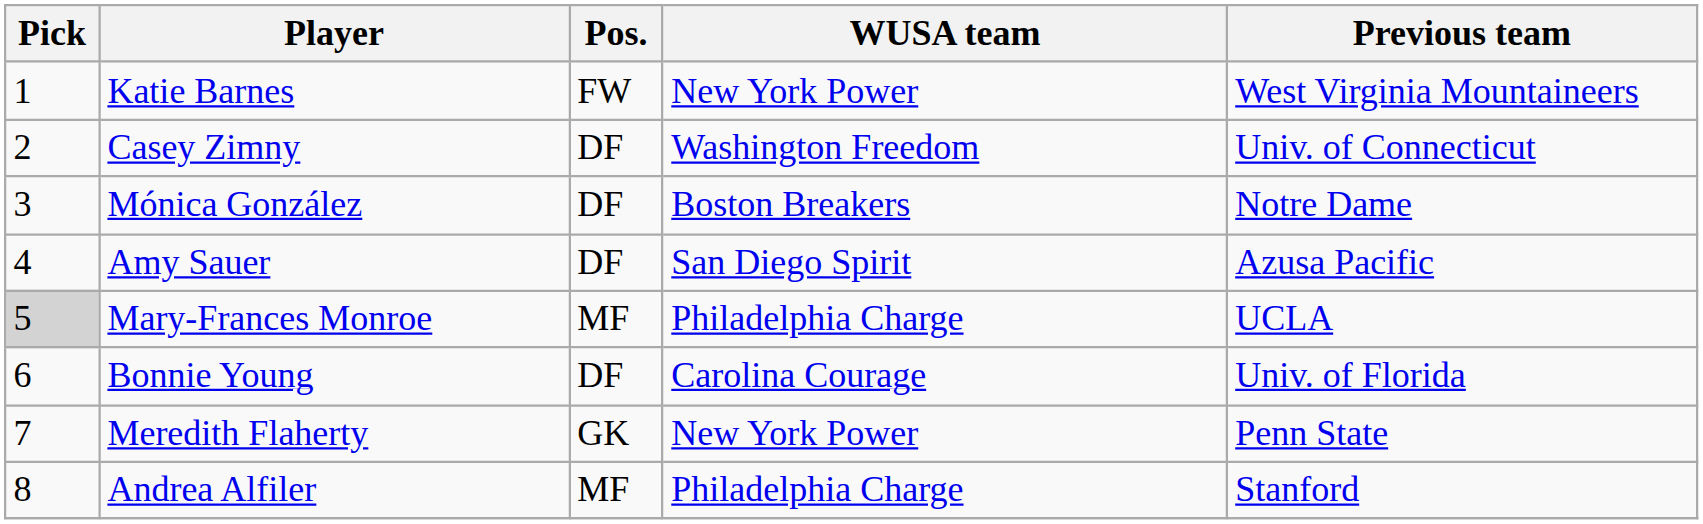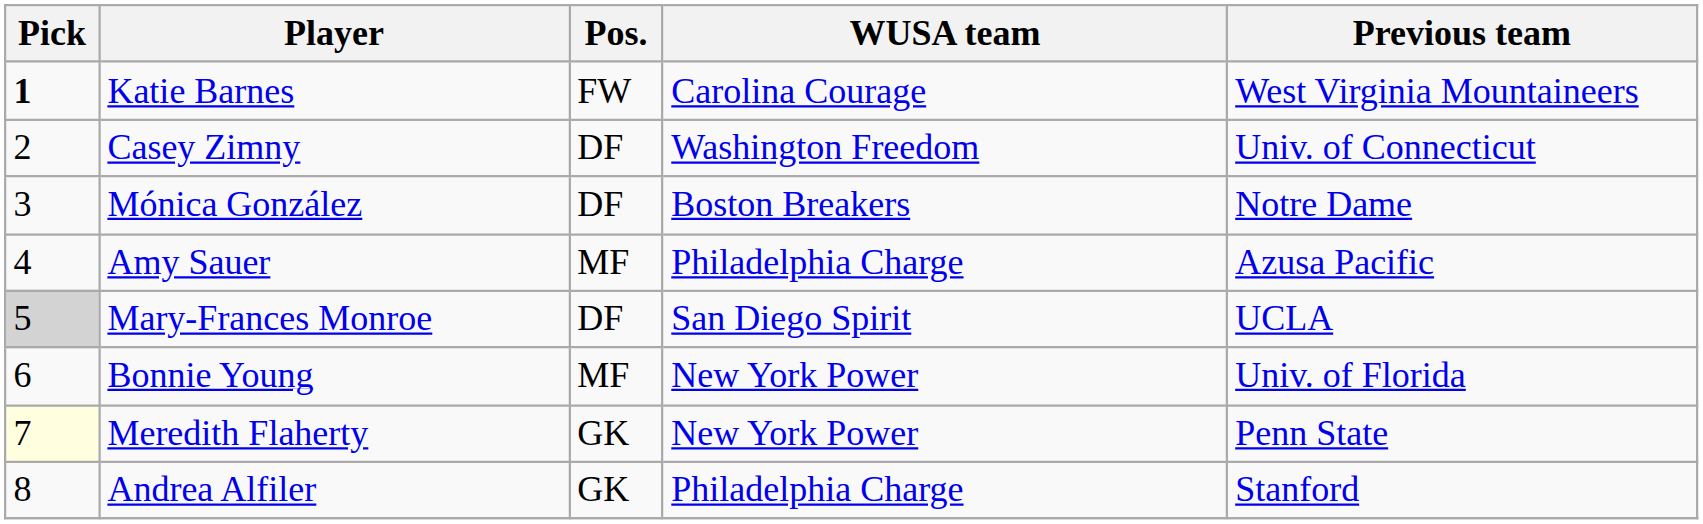(22, 90) normal -> (22, 90) bold
(795, 90) New York Power -> (799, 90) Carolina Courage
(600, 261) DF -> (603, 261) MF
(791, 261) San Diego Spirit -> (817, 261) Philadelphia Charge
(603, 318) MF -> (600, 318) DF
(817, 318) Philadelphia Charge -> (791, 318) San Diego Spirit
(600, 375) DF -> (603, 375) MF
(799, 375) Carolina Courage -> (795, 375) New York Power
(22, 432) no background -> (22, 432) lightyellow background
(603, 489) MF -> (603, 489) GK
